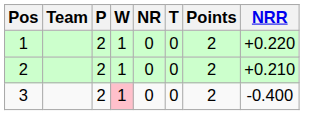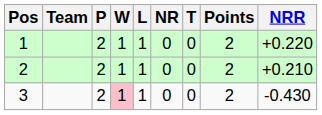+ column: (142, 17)
(270, 95) -0.400 -> (287, 95) -0.430
